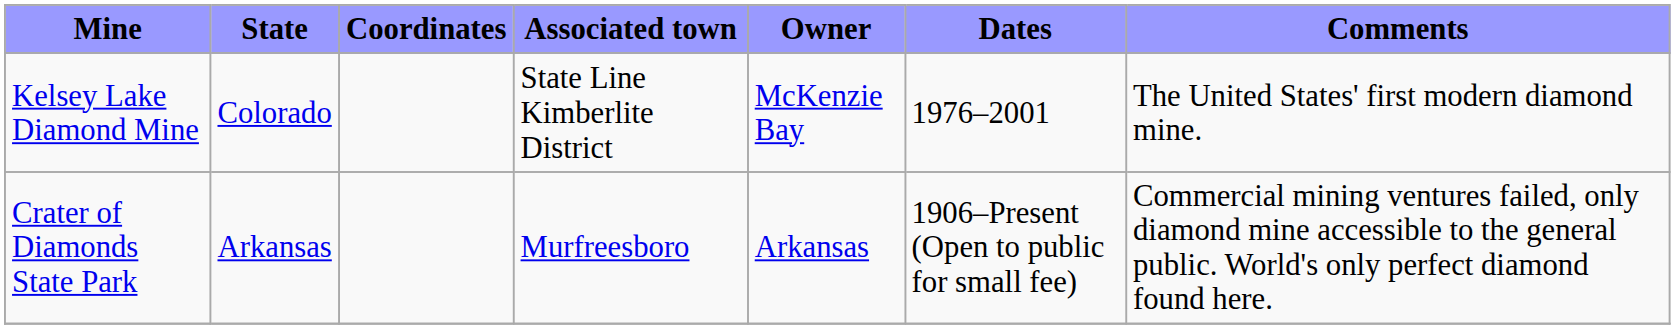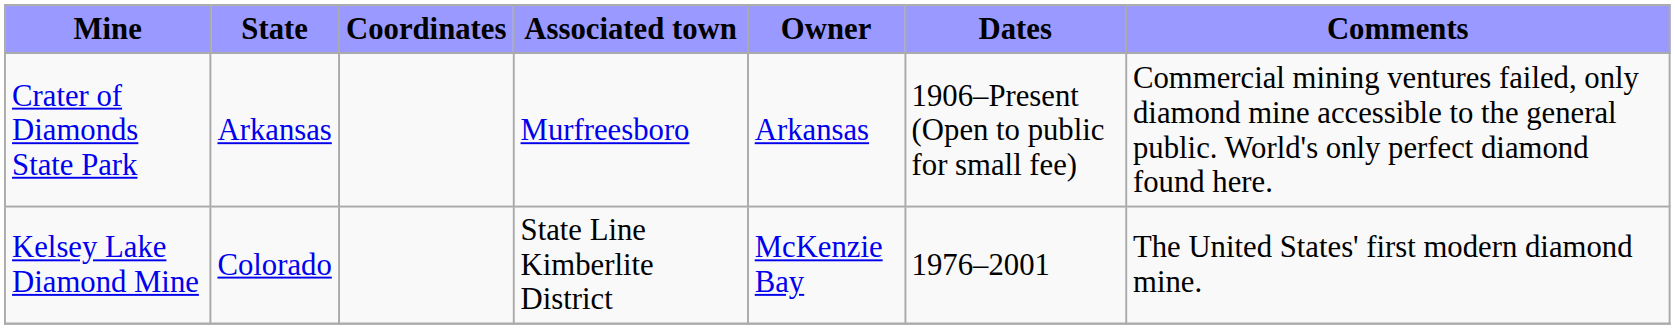rows swapped: (75, 247) <-> (105, 112)
